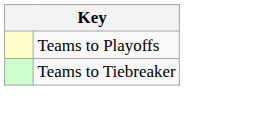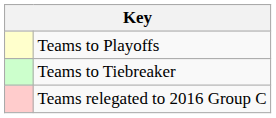+ row: (152, 98)
